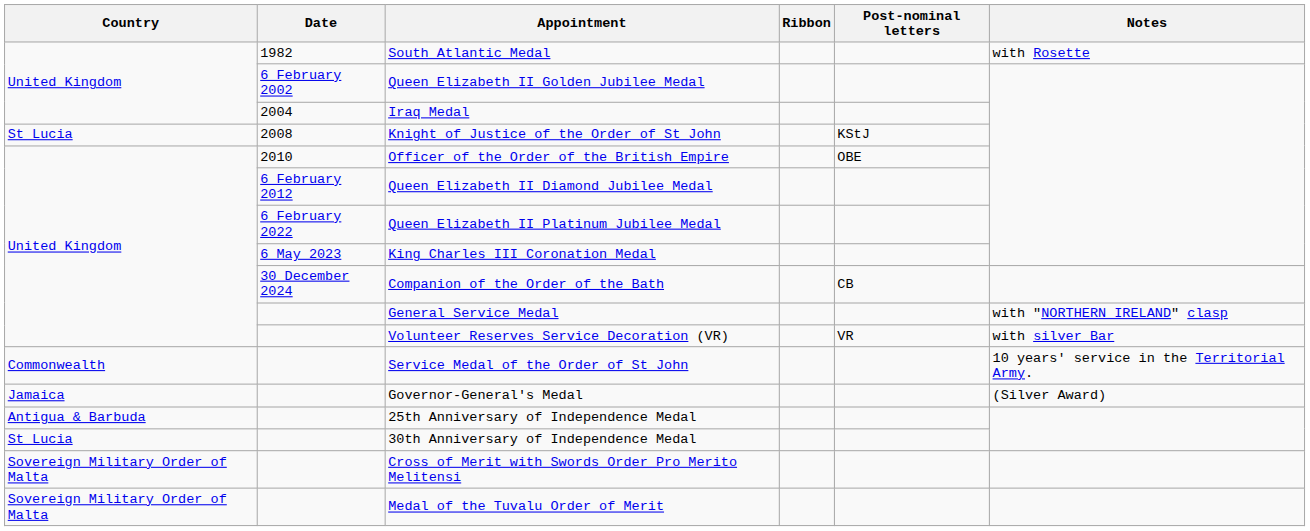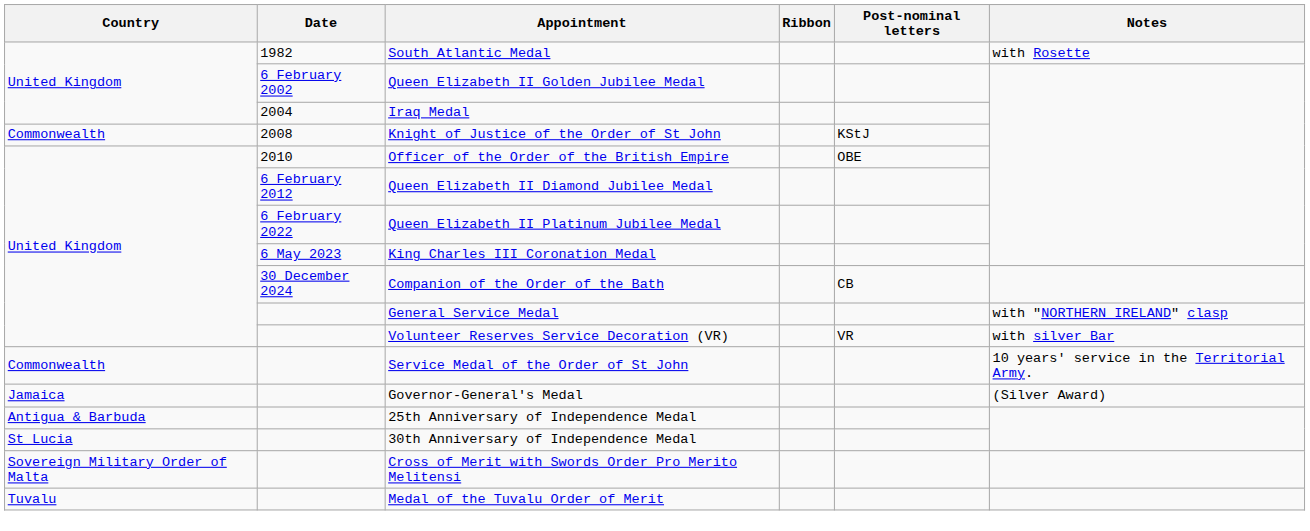(40, 135) St Lucia -> (56, 135) Commonwealth
(117, 507) Sovereign Military Order of Malta -> (32, 499) Tuvalu
